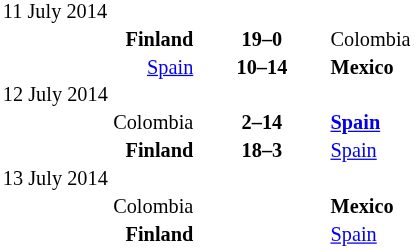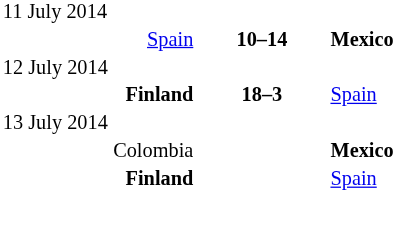- row: (159, 39)
- row: (153, 122)
